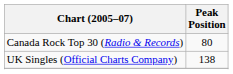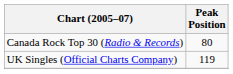(207, 59) 138 -> (207, 59) 119
